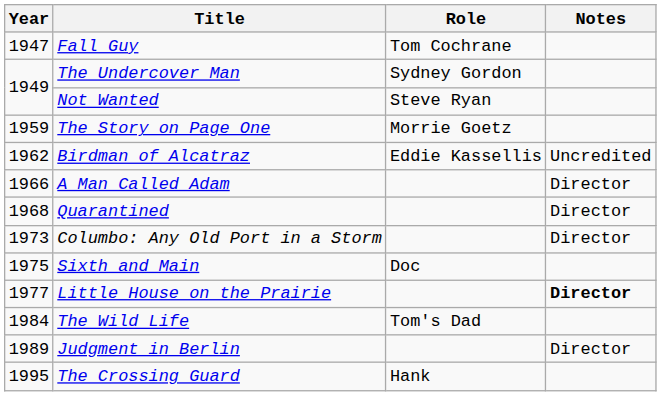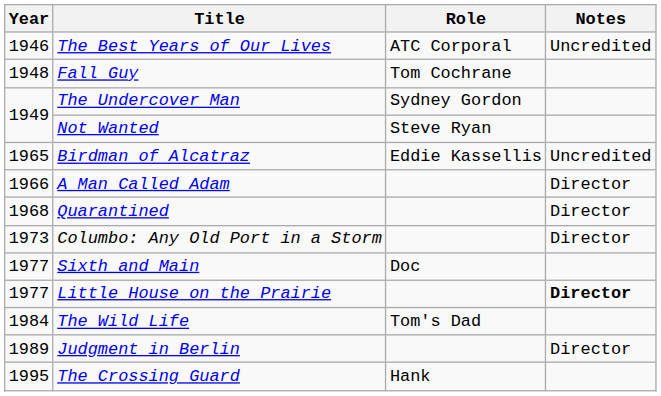+ row: (194, 46)
(29, 46) 1947 -> (29, 74) 1948
- row: (164, 129)
(29, 156) 1962 -> (29, 156) 1965
(29, 266) 1975 -> (29, 266) 1977
